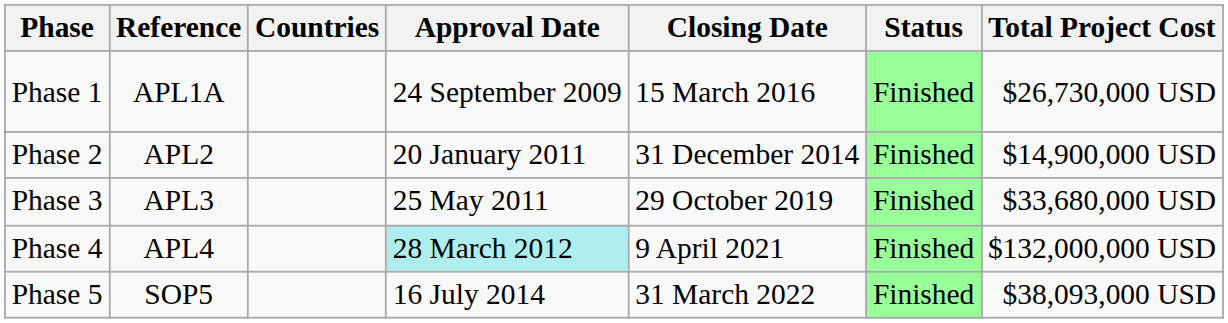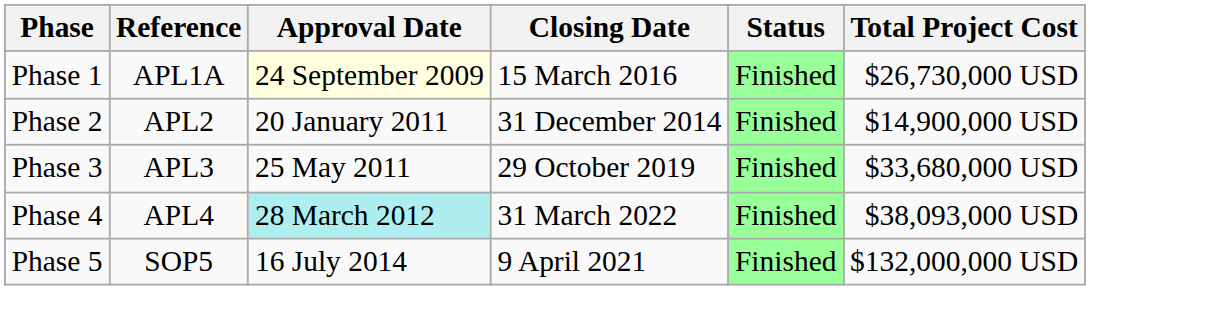- column: (317, 27)
(507, 91) no background -> (369, 74) lightyellow background
(710, 247) 9 April 2021 -> (587, 214) 31 March 2022
(1102, 247) $132,000,000 USD -> (971, 214) $38,093,000 USD
(725, 294) 31 March 2022 -> (572, 261) 9 April 2021
(1109, 294) $38,093,000 USD -> (964, 261) $132,000,000 USD
